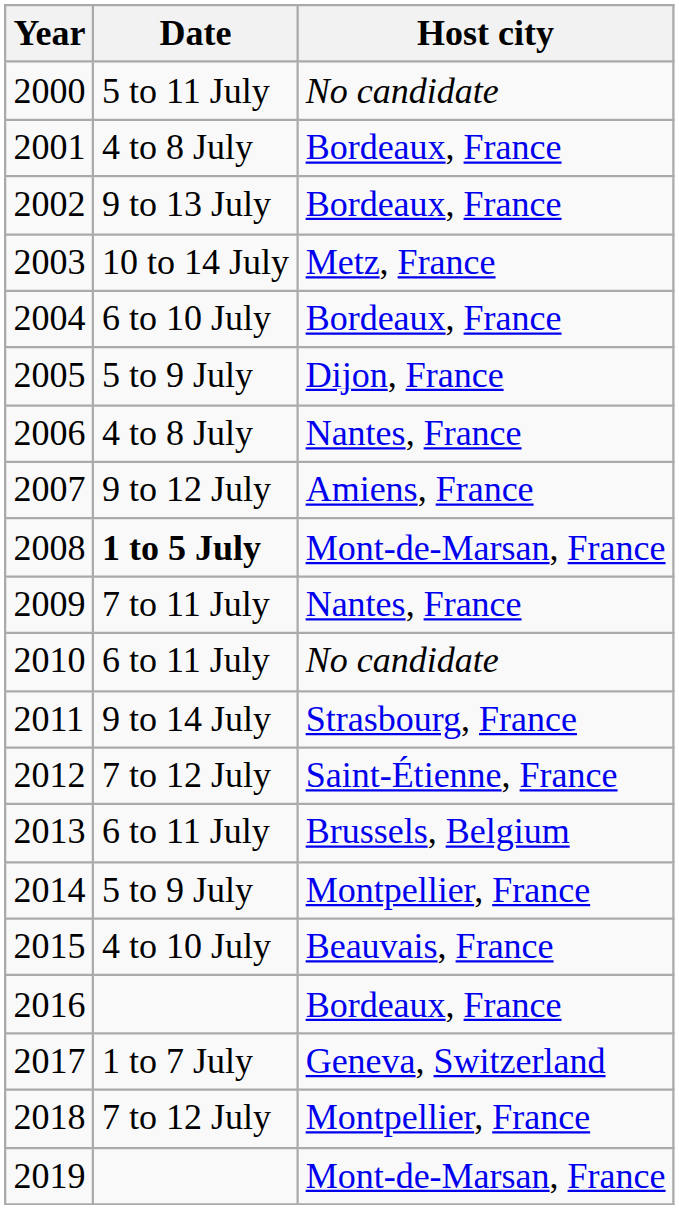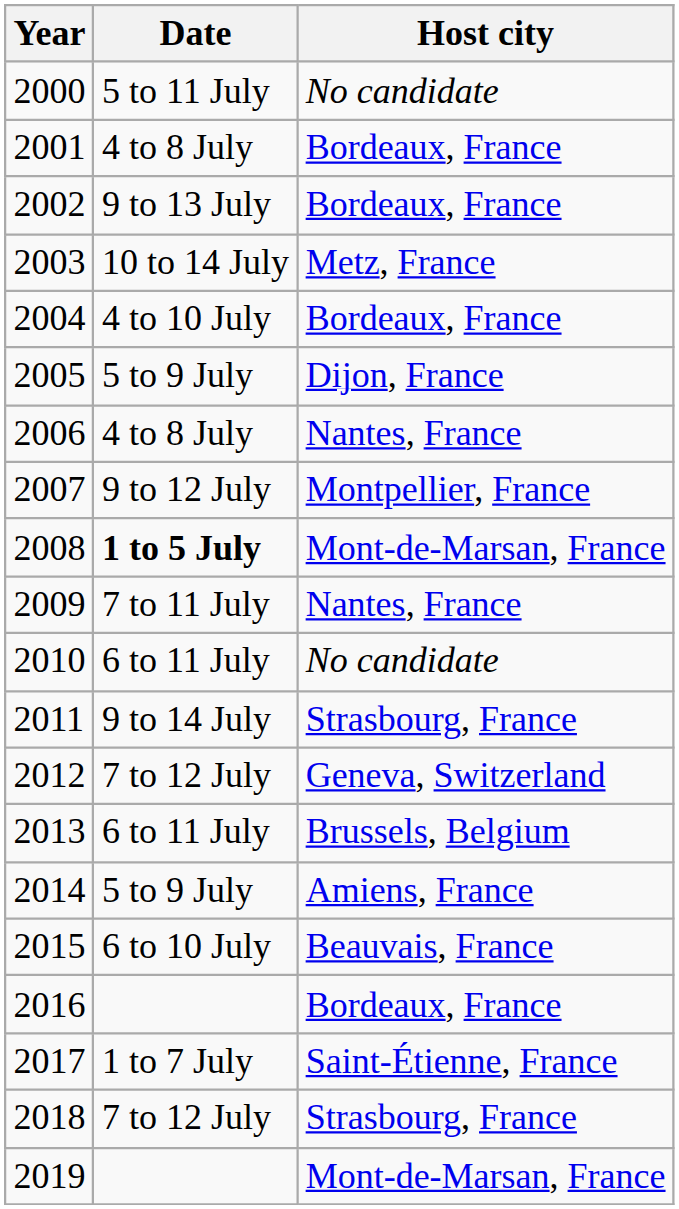(187, 318) 6 to 10 July -> (187, 318) 4 to 10 July
(420, 489) Amiens, France -> (448, 489) Montpellier, France
(462, 775) Saint-Étienne, France -> (456, 775) Geneva, Switzerland
(448, 889) Montpellier, France -> (420, 889) Amiens, France
(187, 946) 4 to 10 July -> (187, 946) 6 to 10 July
(456, 1060) Geneva, Switzerland -> (462, 1060) Saint-Étienne, France
(448, 1117) Montpellier, France -> (441, 1117) Strasbourg, France
